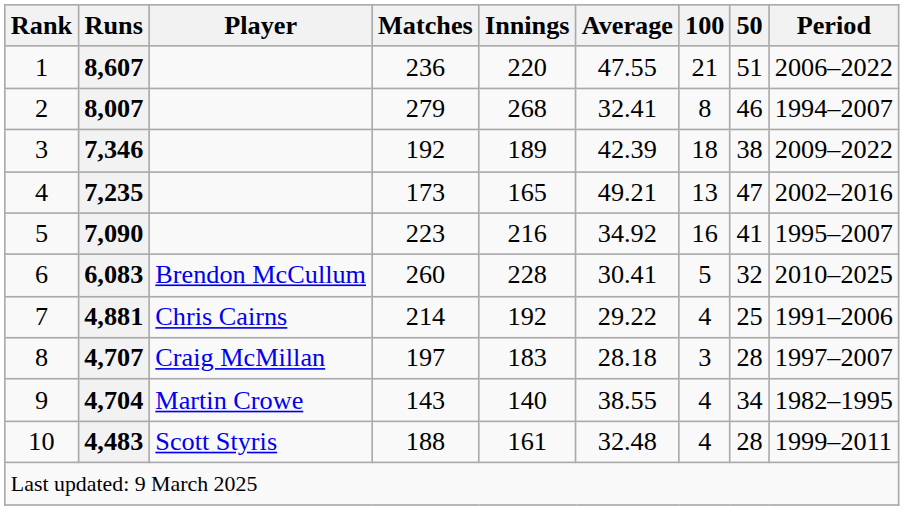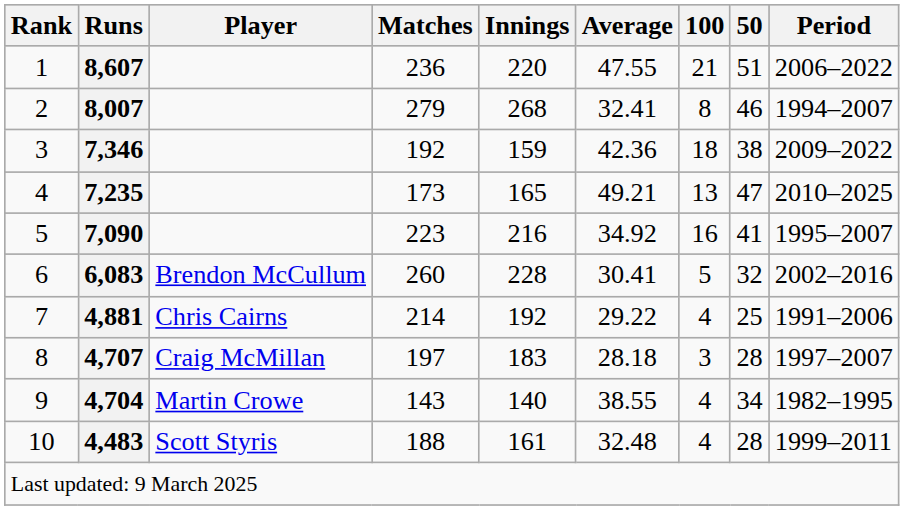(527, 150) 189 -> (527, 150) 159
(627, 150) 42.39 -> (627, 150) 42.36
(834, 191) 2002–2016 -> (834, 191) 2010–2025
(834, 274) 2010–2025 -> (834, 274) 2002–2016
